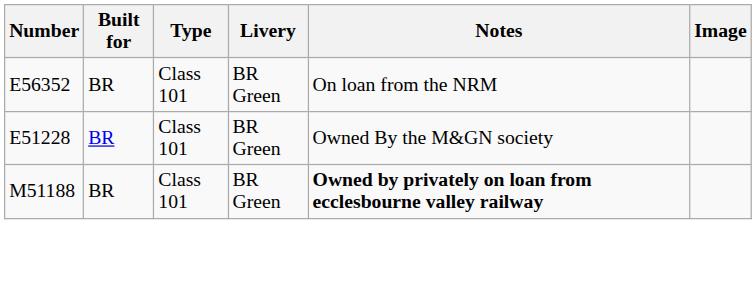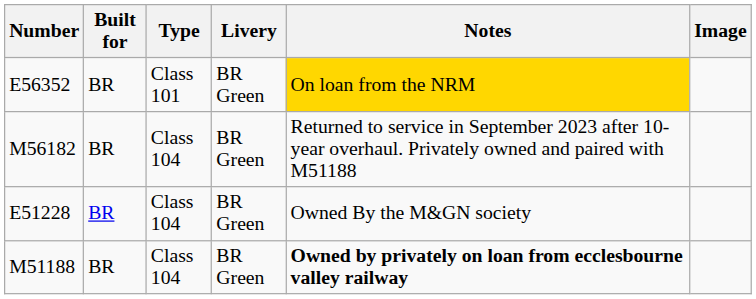(405, 84) no background -> (383, 84) gold background
+ row: (43, 148)
(180, 137) Class 101 -> (172, 213) Class 104
(180, 191) Class 101 -> (172, 266) Class 104
